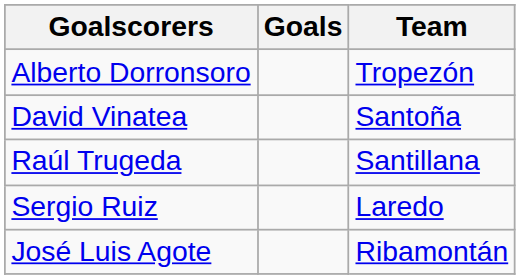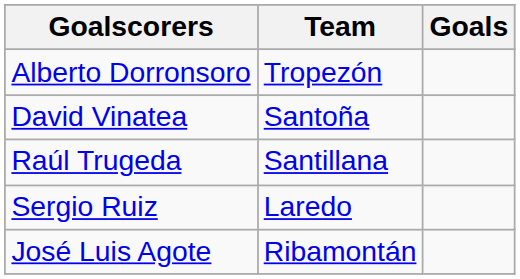columns swapped: (303, 26) <-> (432, 26)
